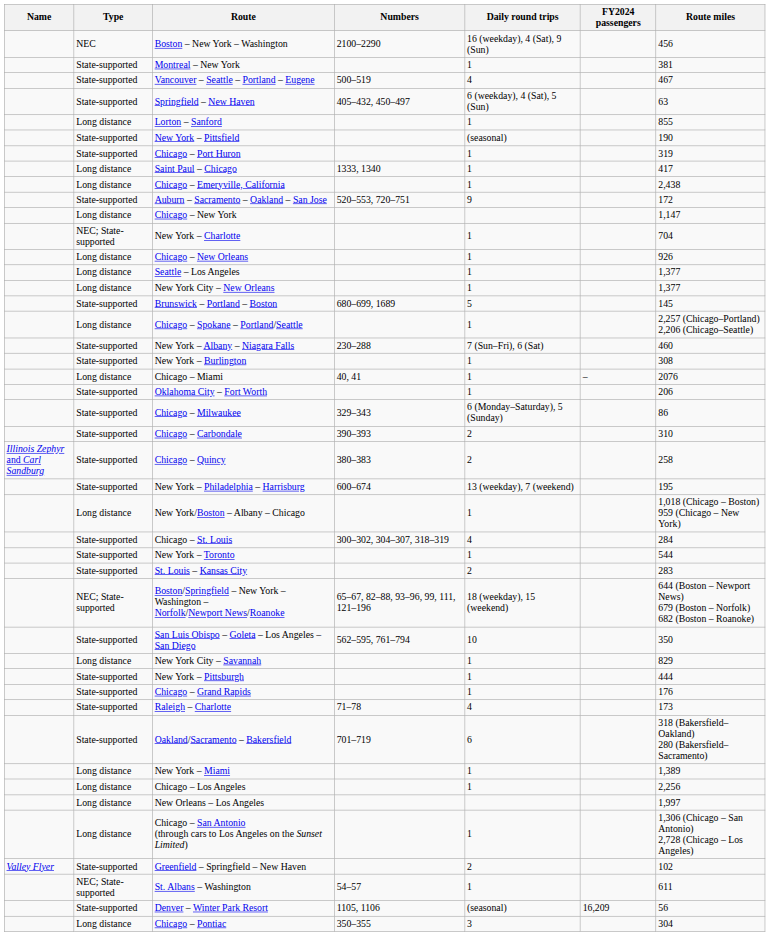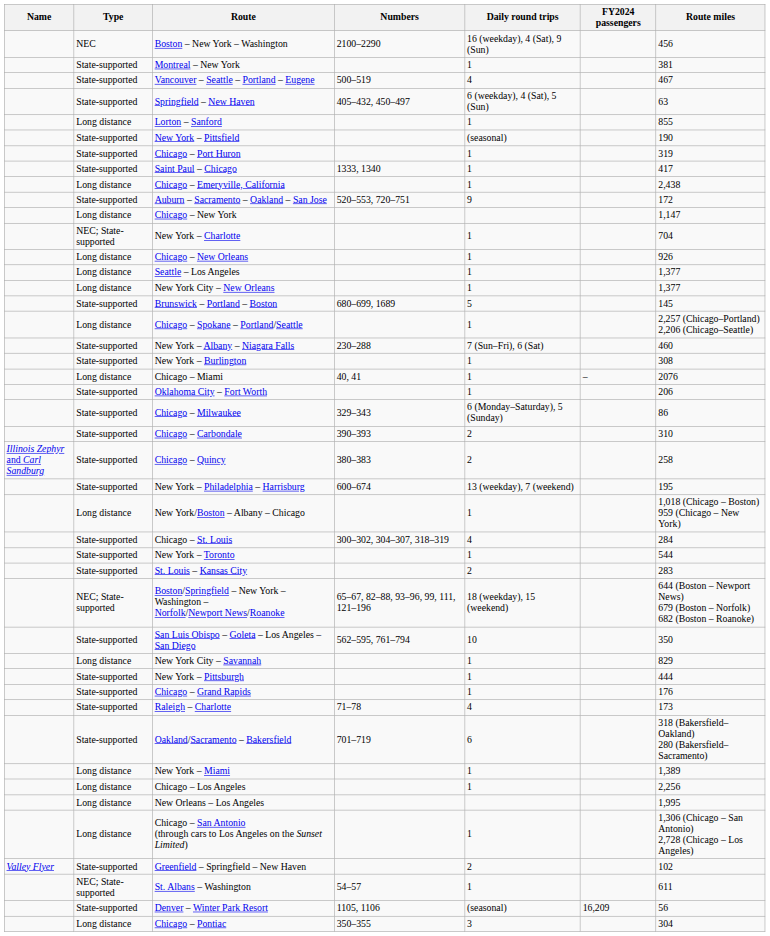(104, 169) Long distance -> (107, 169) State-supported
(669, 802) 1,997 -> (669, 802) 1,995
